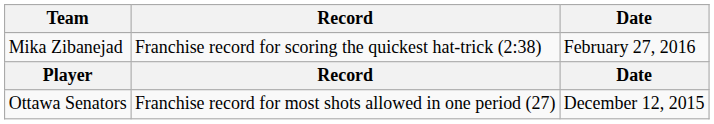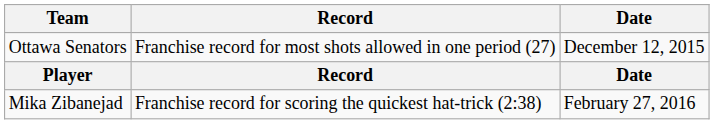rows swapped: (68, 103) <-> (66, 47)
